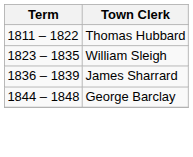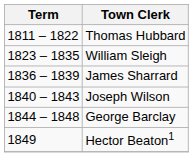+ row: (128, 96)
+ row: (130, 139)
